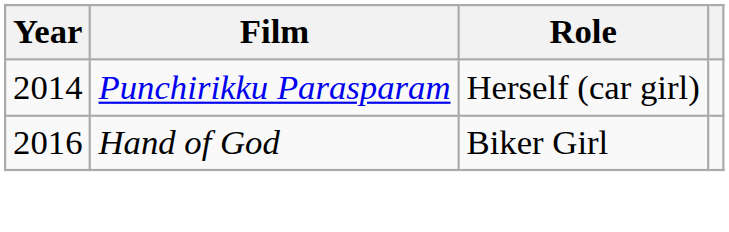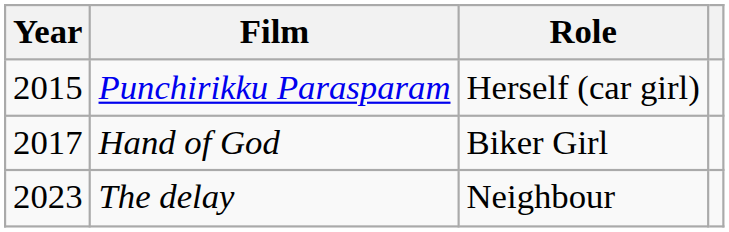(48, 87) 2014 -> (48, 87) 2015
(48, 142) 2016 -> (48, 142) 2017
+ row: (167, 197)
